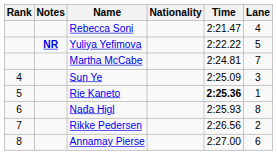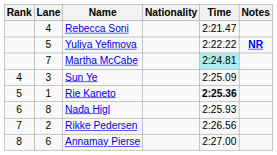columns swapped: (258, 12) <-> (51, 12)
(224, 61) no background -> (219, 61) paleturquoise background
